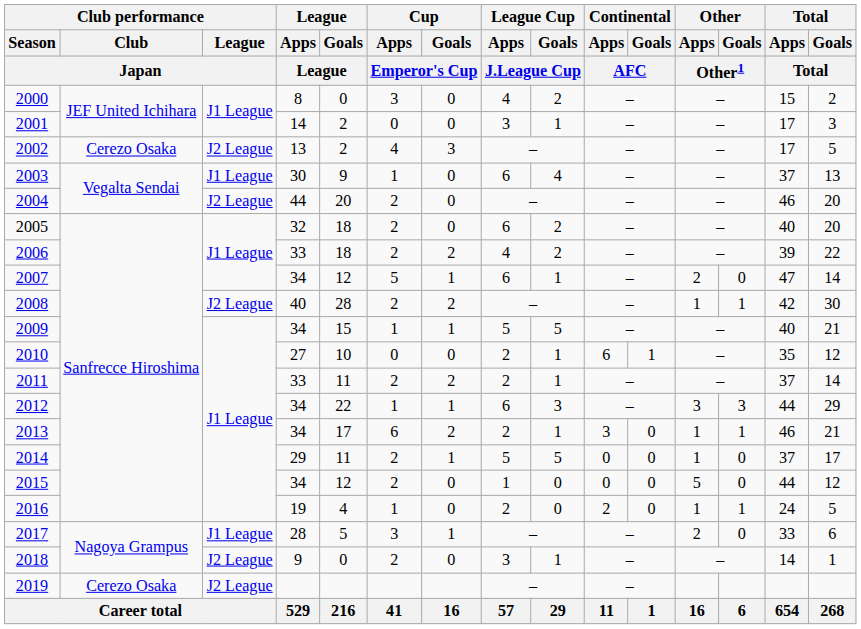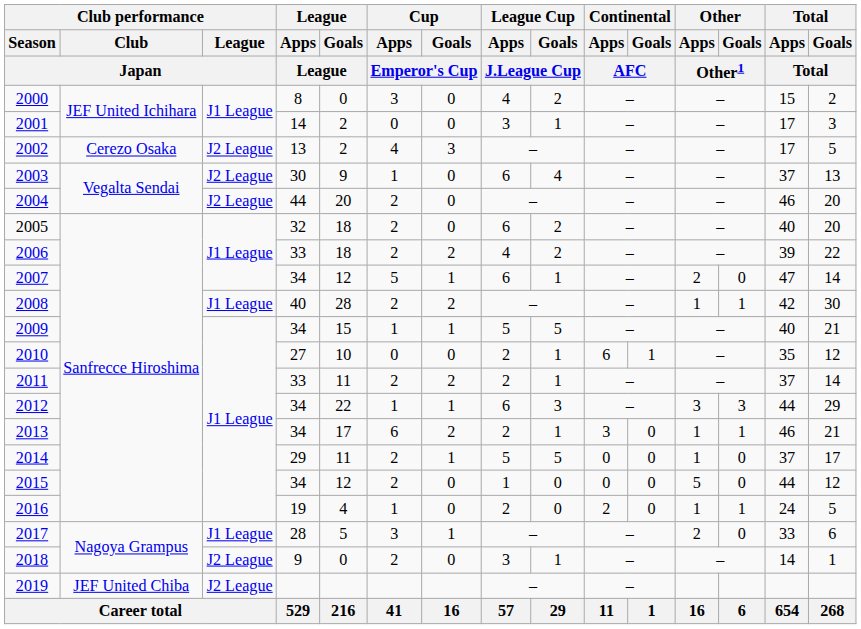(240, 175) J1 League -> (240, 175) J2 League
(240, 303) J2 League -> (240, 303) J1 League
(131, 585) Cerezo Osaka -> (131, 585) JEF United Chiba
